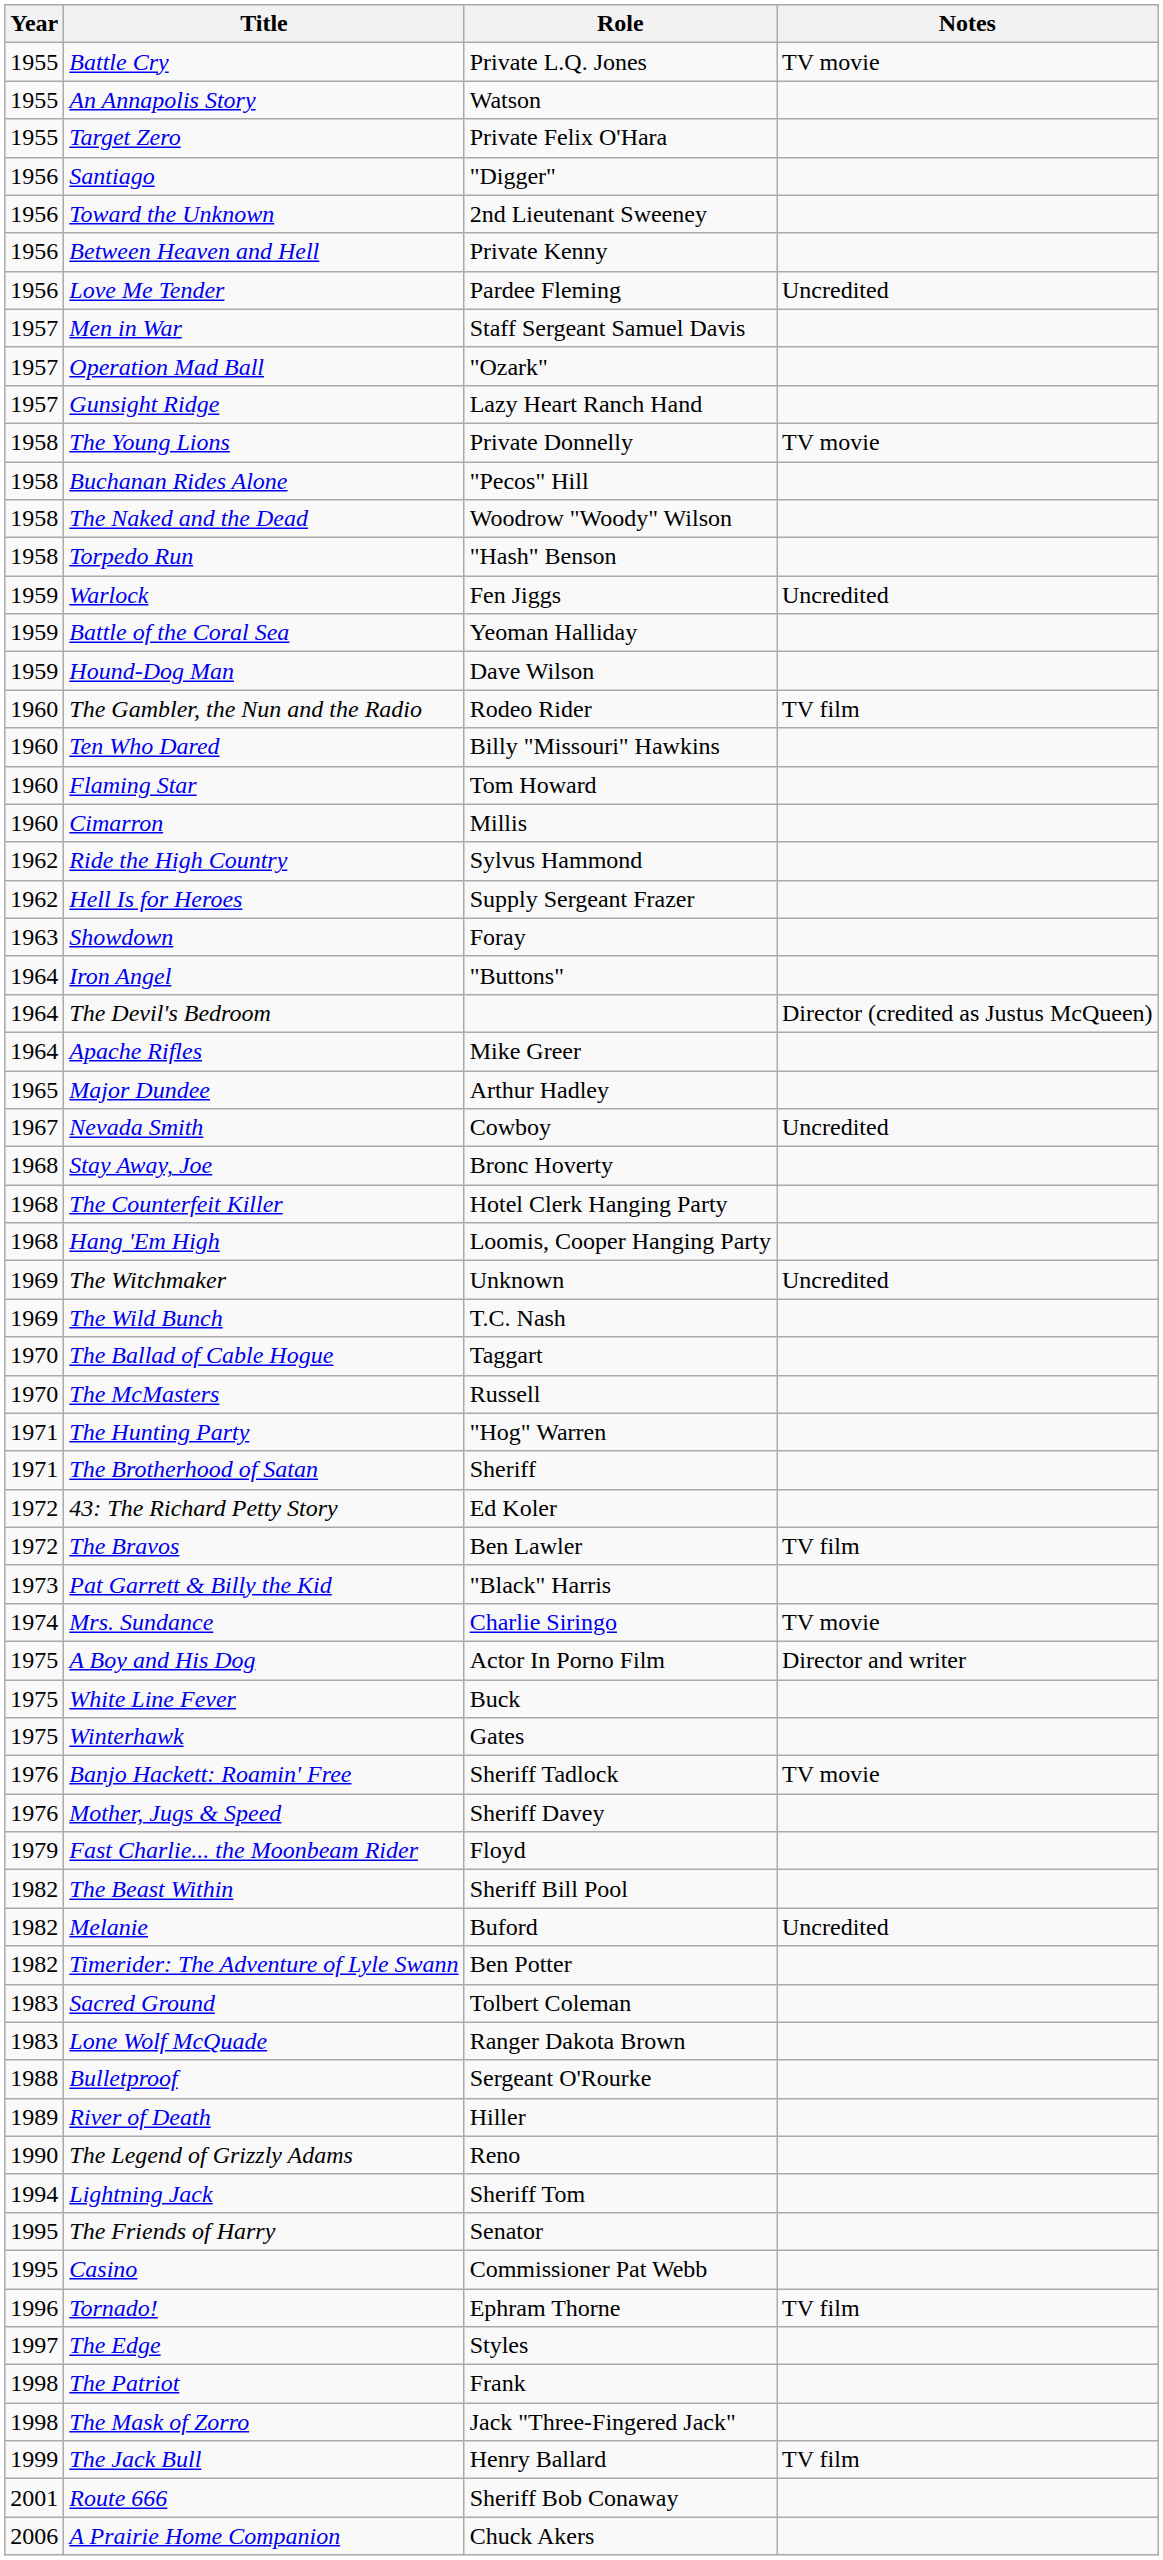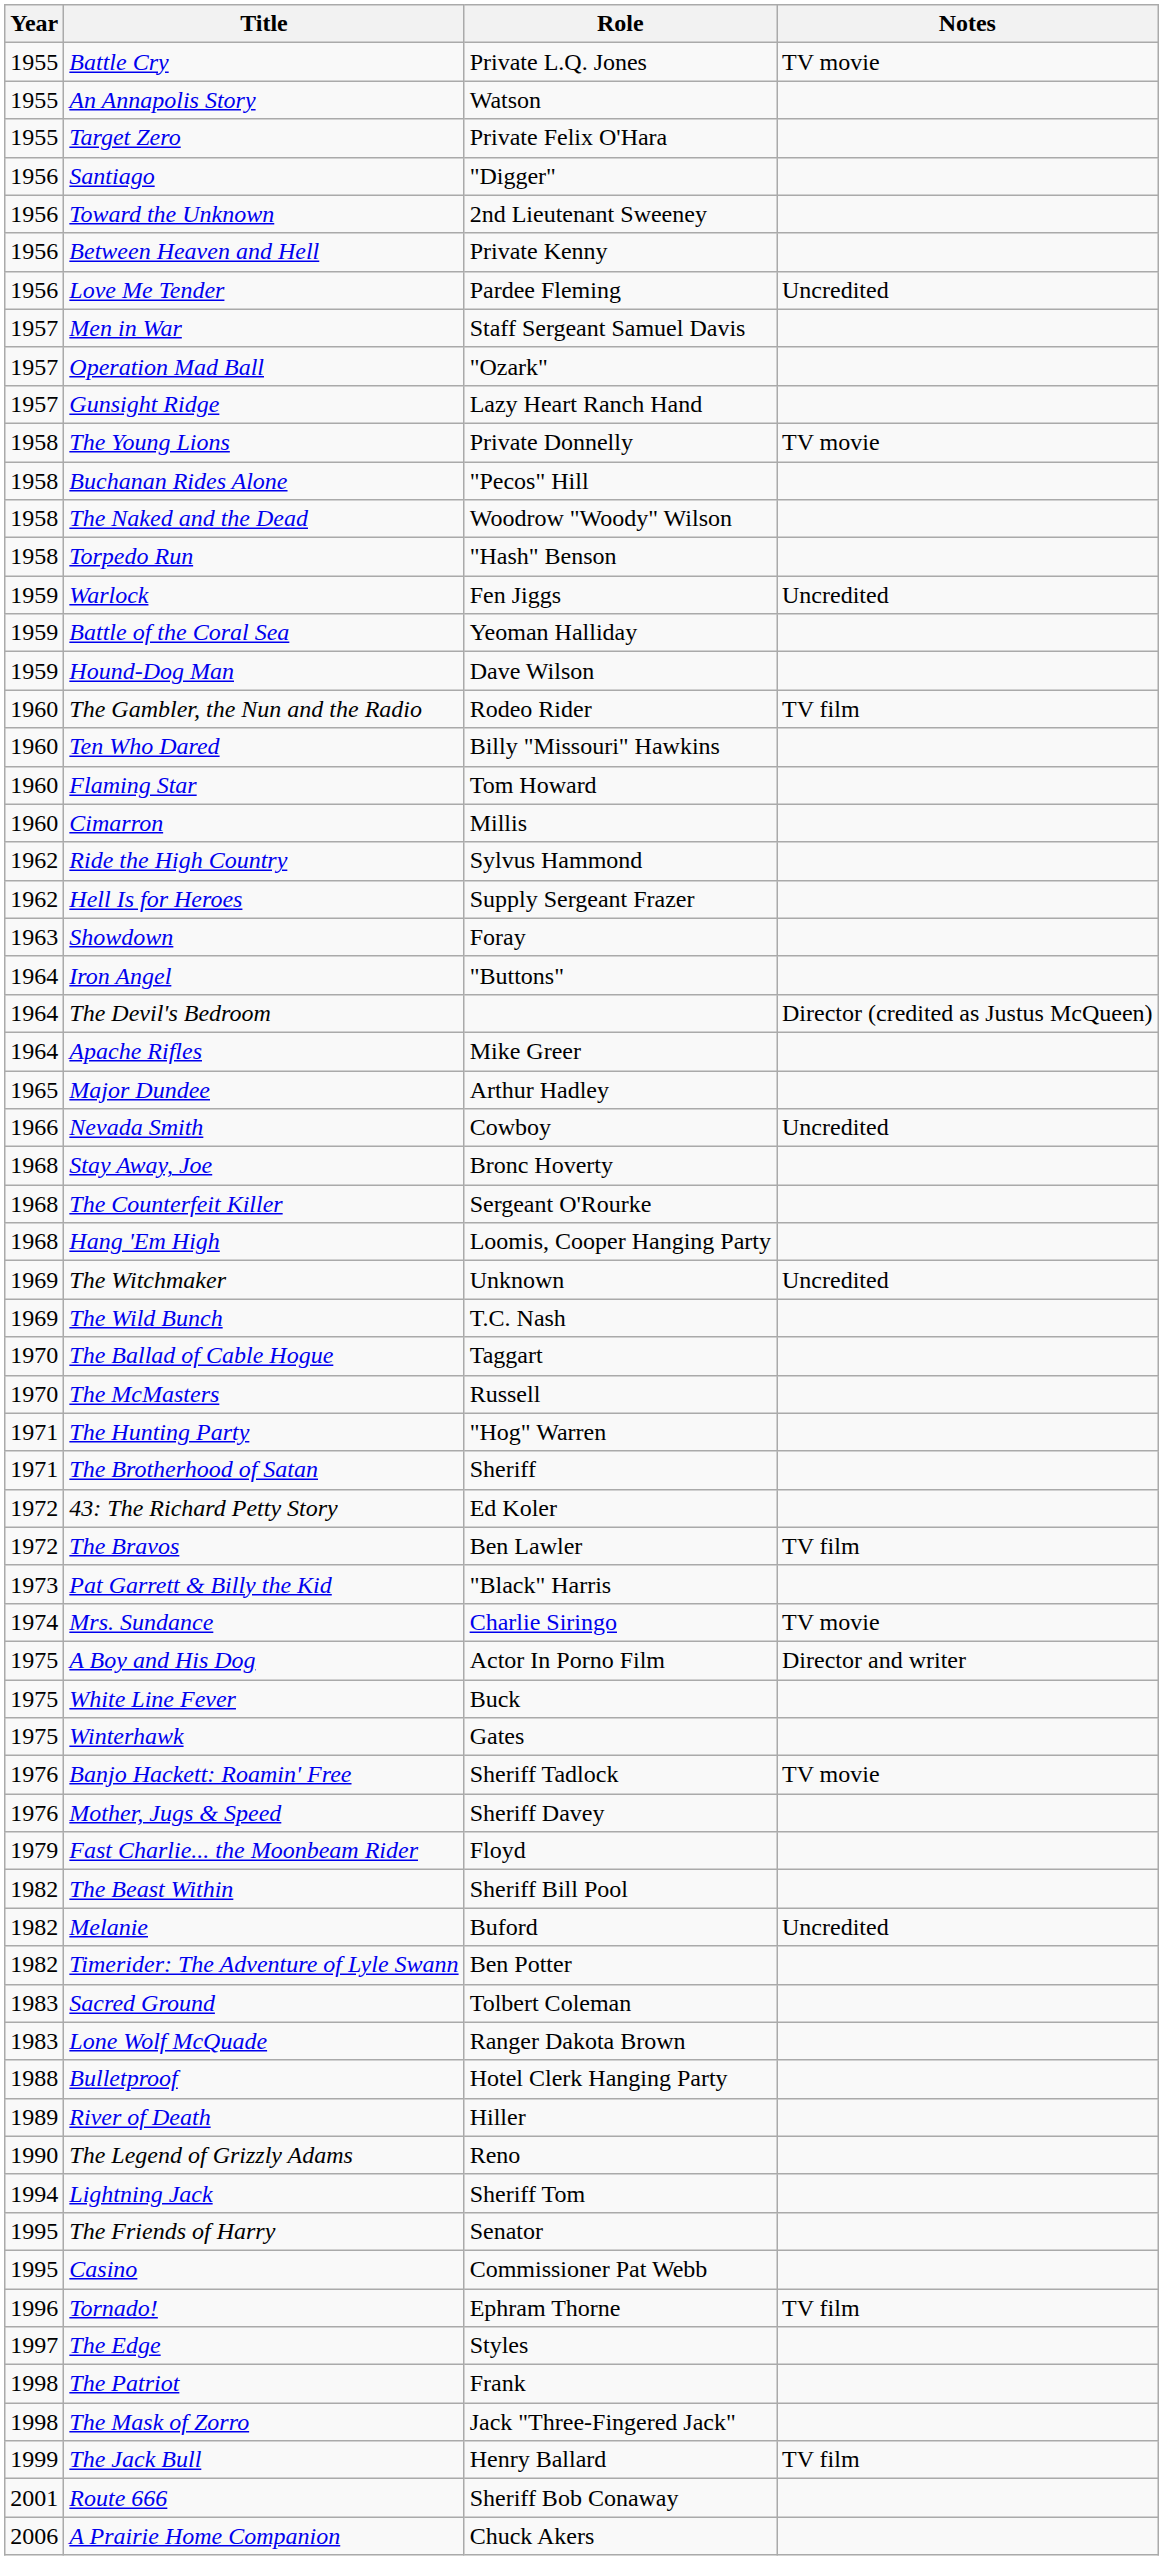(34, 1127) 1967 -> (34, 1127) 1966
(599, 1203) Hotel Clerk Hanging Party -> (561, 1203) Sergeant O'Rourke
(561, 2078) Sergeant O'Rourke -> (599, 2078) Hotel Clerk Hanging Party
